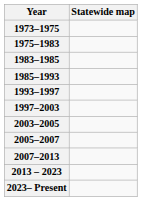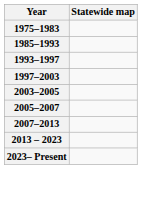- row: (37, 28)
- row: (37, 60)
